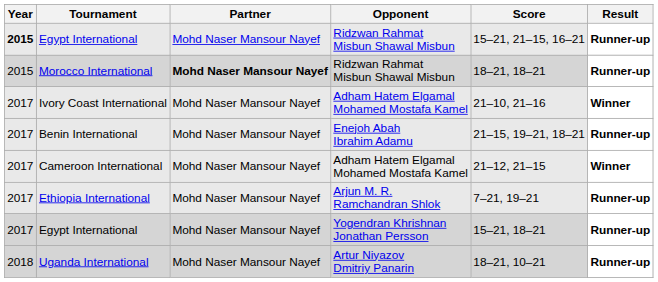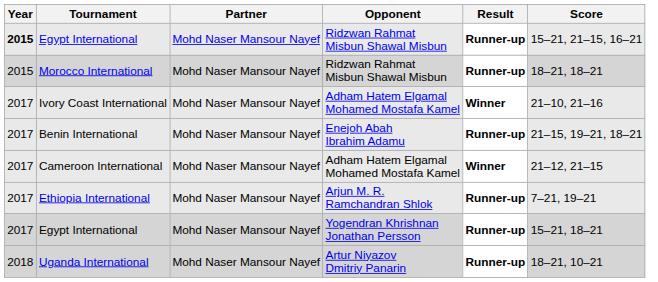columns swapped: (529, 14) <-> (620, 14)
(250, 71) bold -> (246, 71) normal
